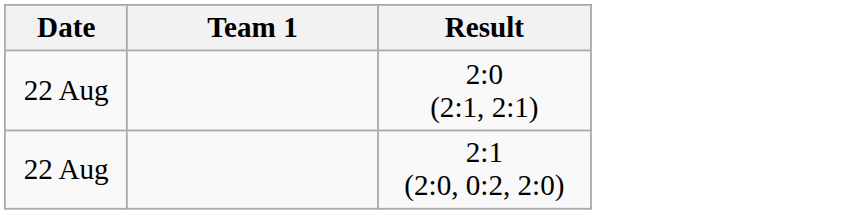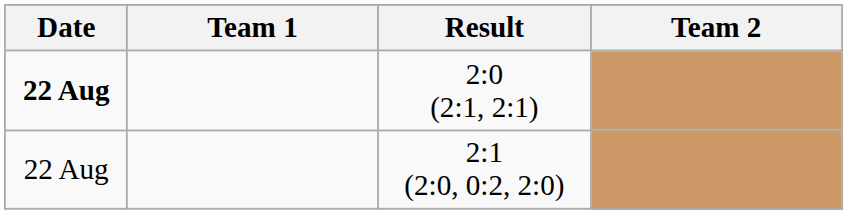+ column: (716, 27)
(66, 90) normal -> (66, 90) bold
